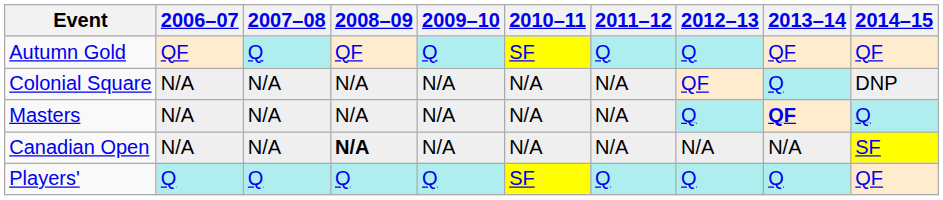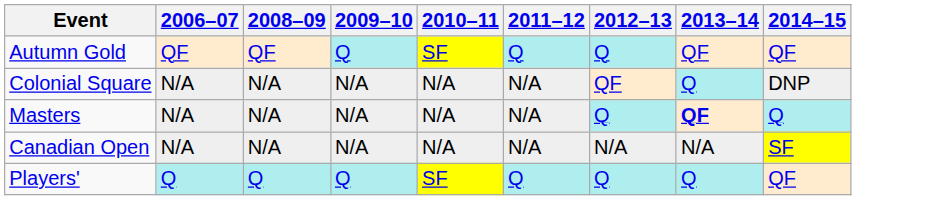- column: (287, 20)
(352, 147) bold -> (265, 147) normal
